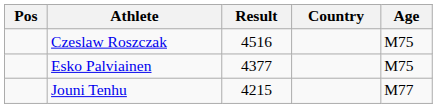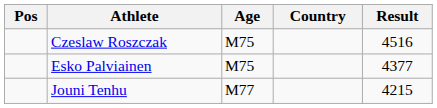columns swapped: (406, 16) <-> (256, 16)
